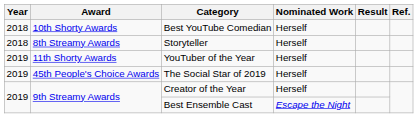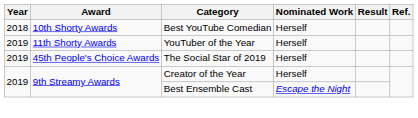- row: (186, 43)
